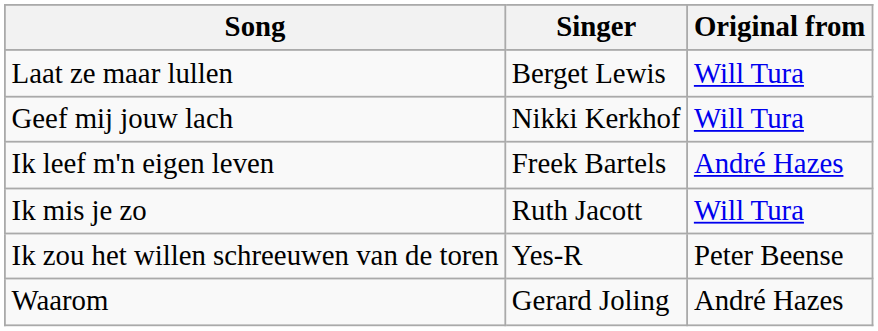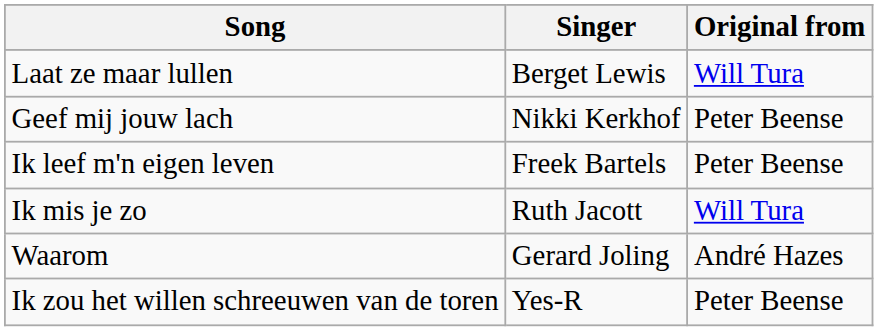(749, 118) Will Tura -> (769, 118) Peter Beense
(769, 164) André Hazes -> (769, 164) Peter Beense
rows swapped: (255, 255) <-> (60, 301)
